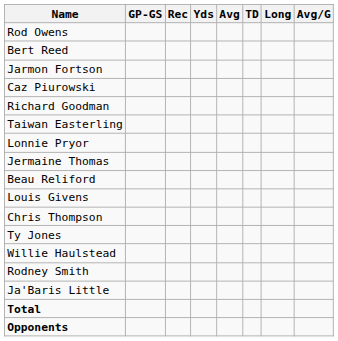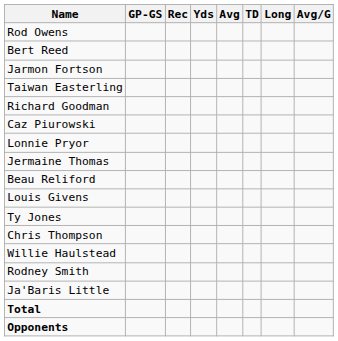rows swapped: (65, 124) <-> (51, 87)
rows swapped: (34, 235) <-> (55, 216)
